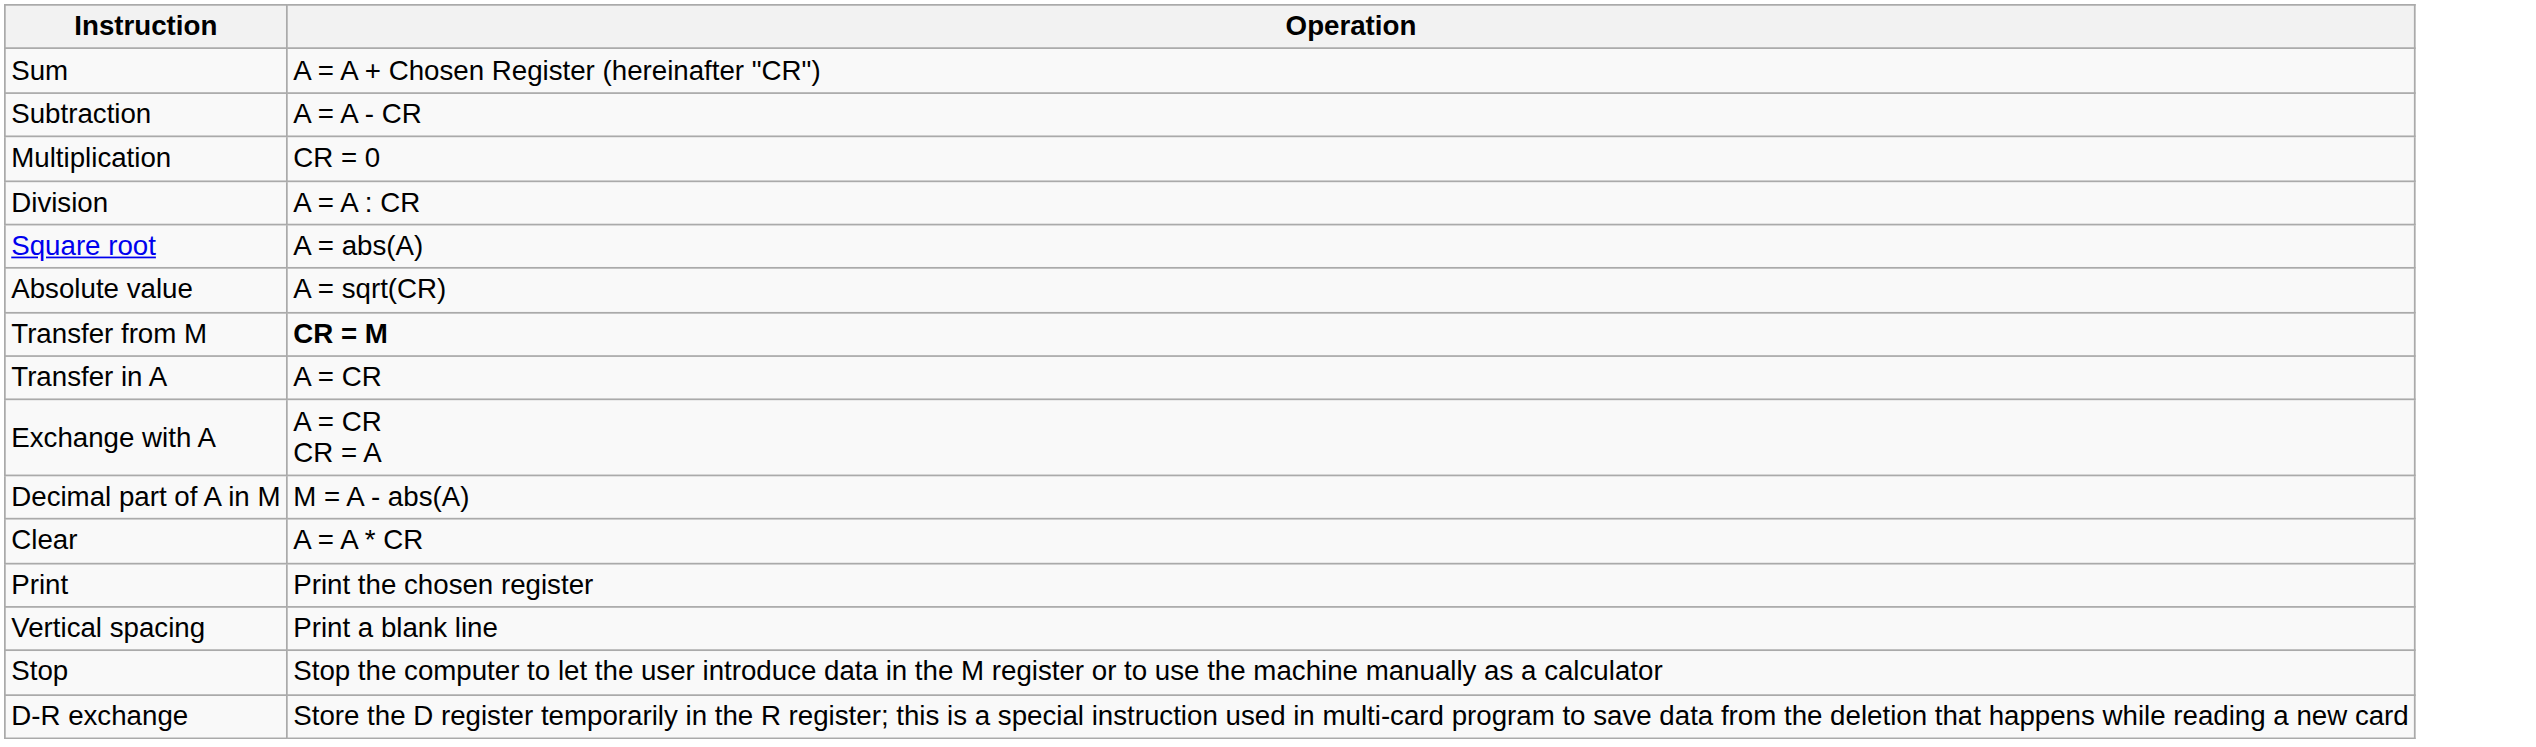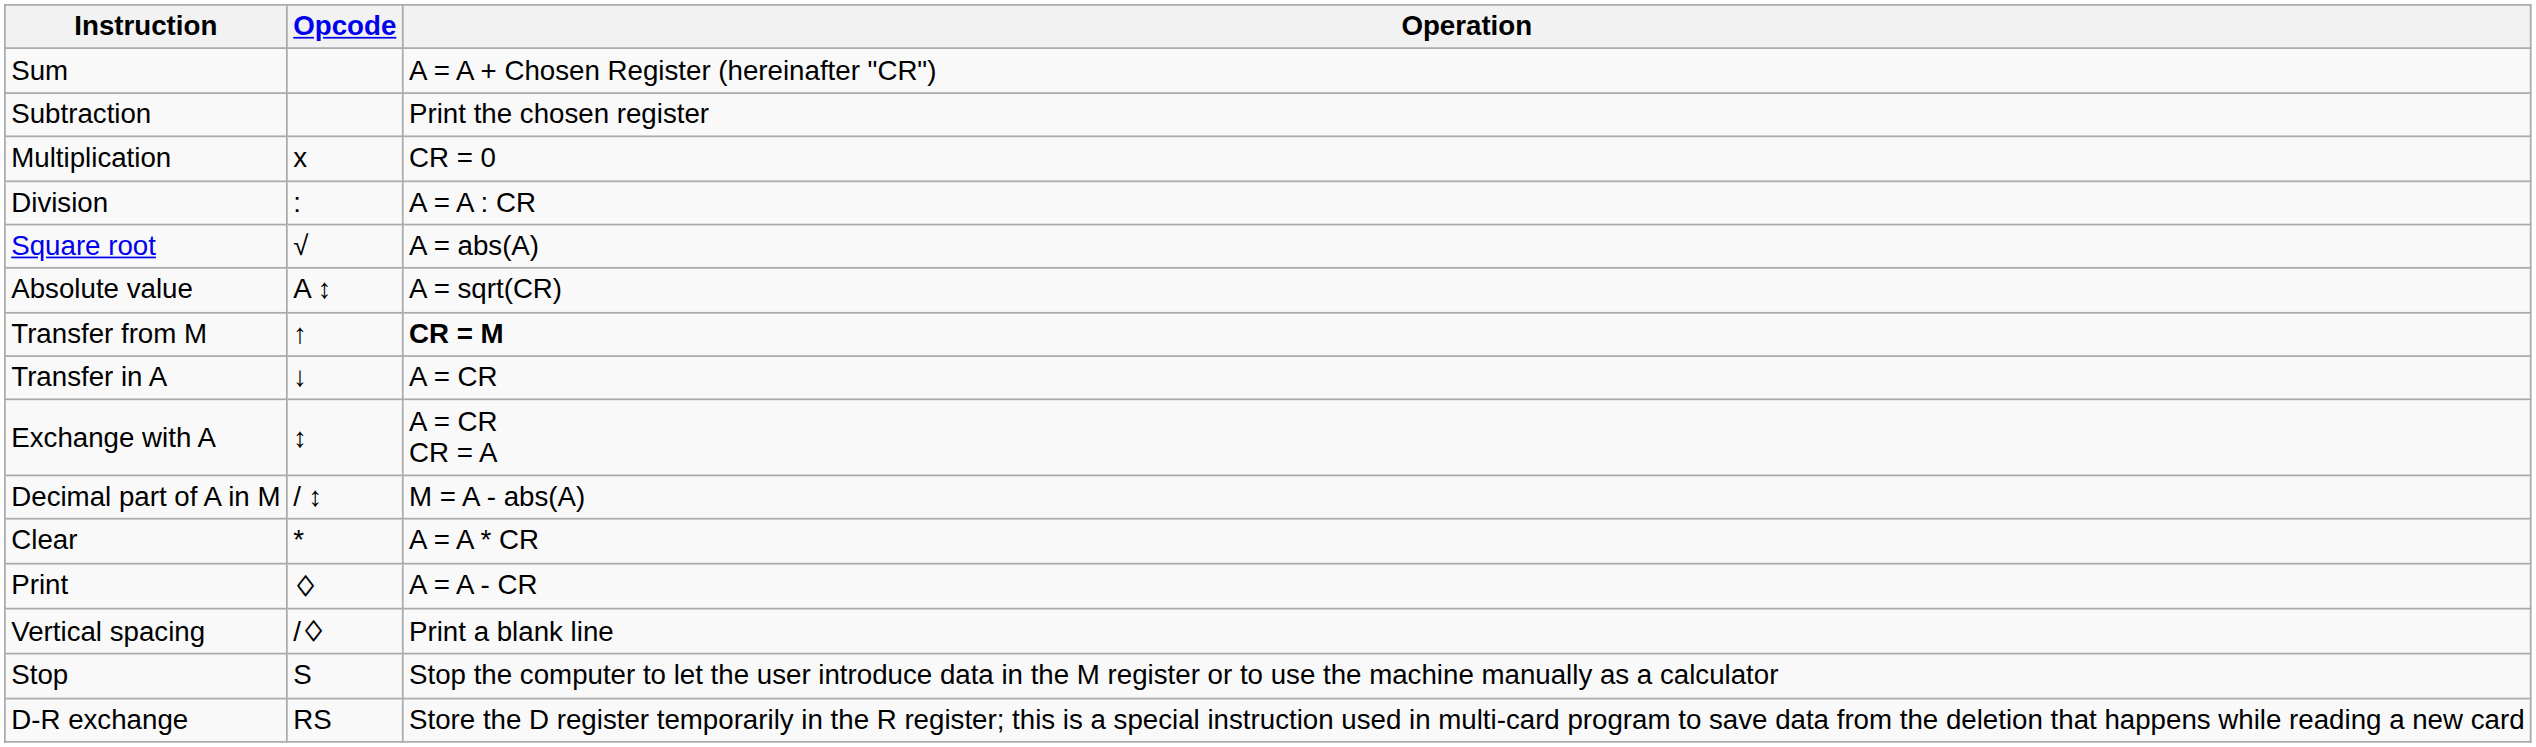+ column: (345, 26)
(357, 114) A = A - CR -> (559, 114) Print the chosen register
(443, 584) Print the chosen register -> (473, 585) A = A - CR
